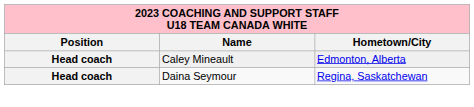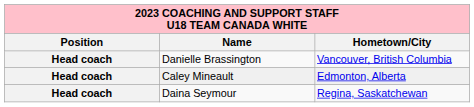+ row: (211, 59)
